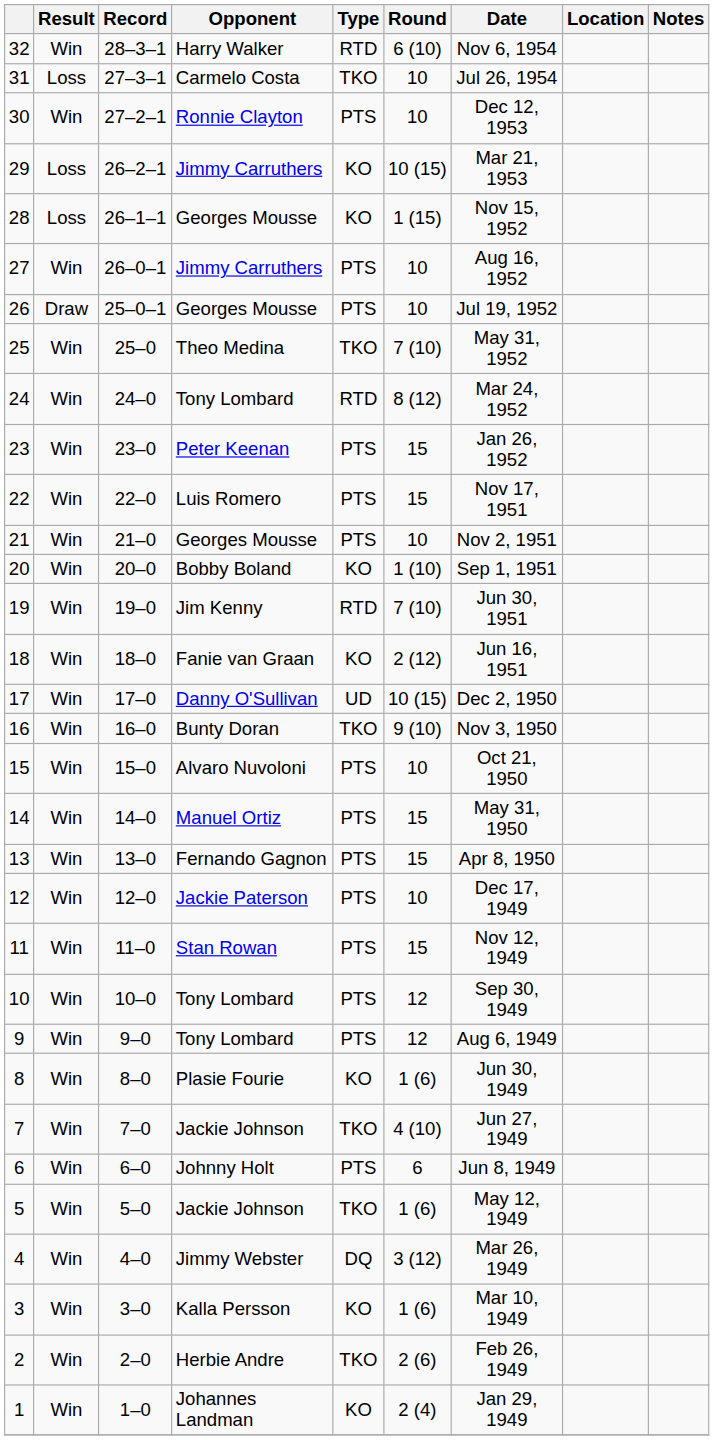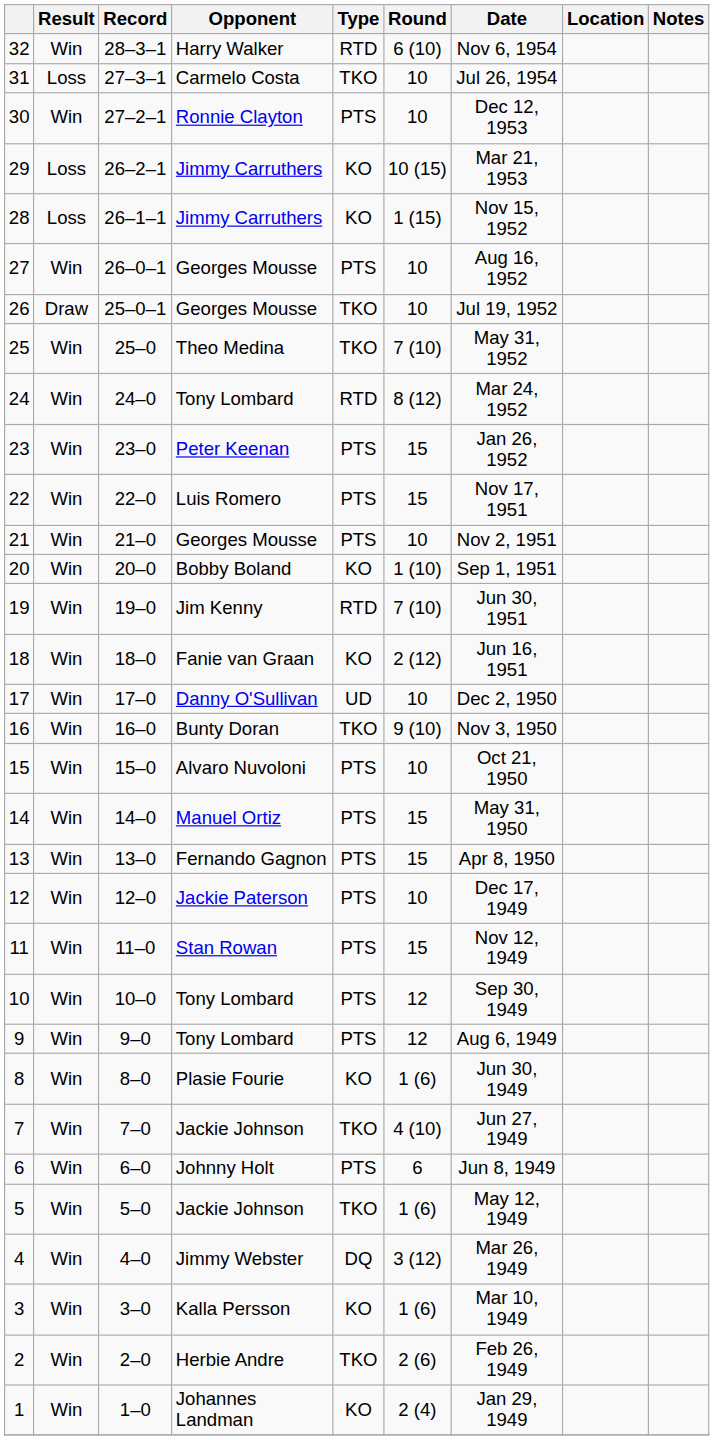(247, 218) Georges Mousse -> (249, 218) Jimmy Carruthers
(249, 268) Jimmy Carruthers -> (247, 268) Georges Mousse
(358, 308) PTS -> (358, 308) TKO
(417, 698) 10 (15) -> (417, 698) 10
